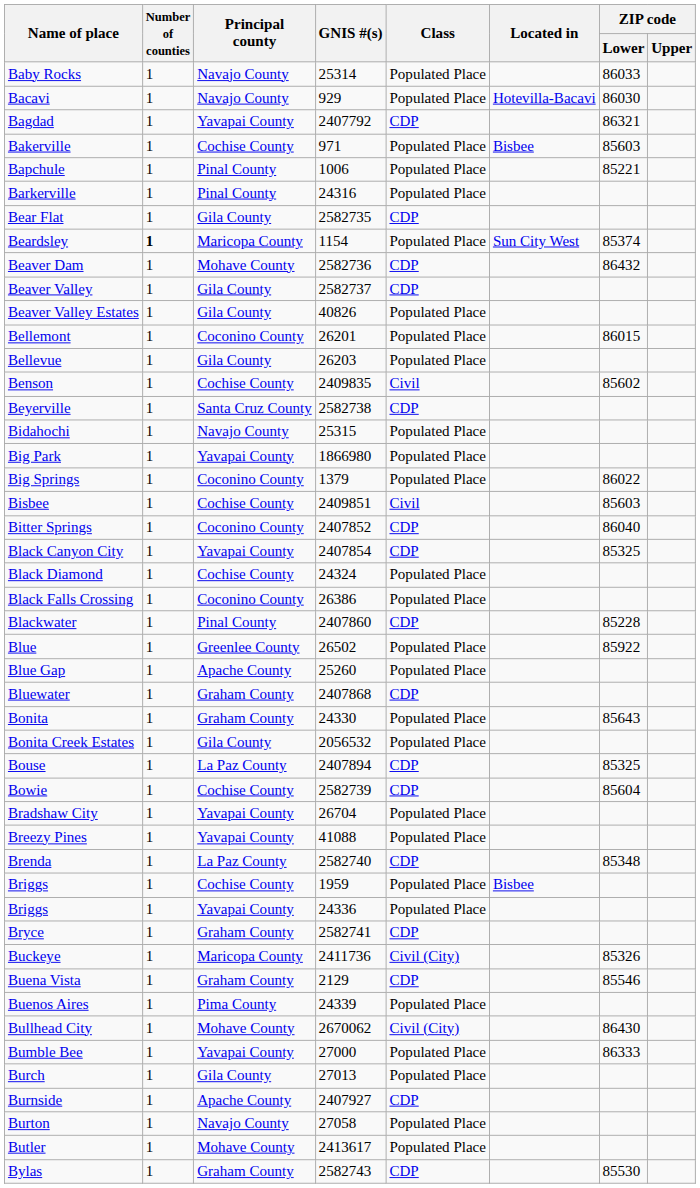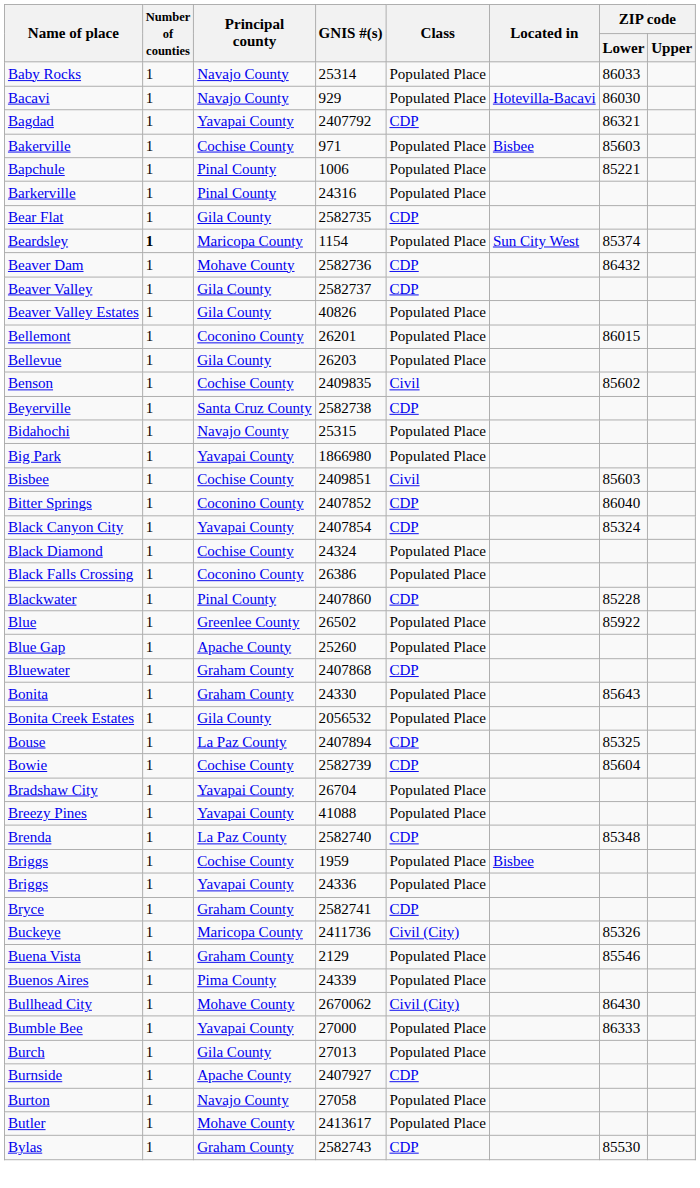- row: (44, 479)
(621, 551) 85325 -> (621, 527) 85324
(404, 980) CDP -> (438, 956) Populated Place
